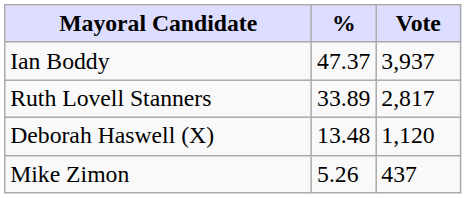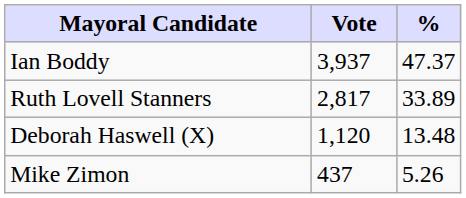columns swapped: (418, 23) <-> (344, 23)
